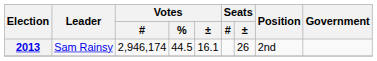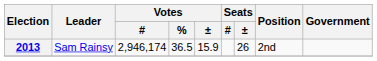(182, 47) 44.5 -> (182, 47) 36.5
(208, 47) 16.1 -> (208, 47) 15.9
